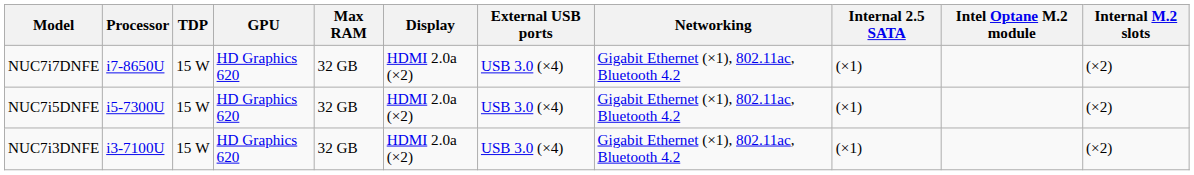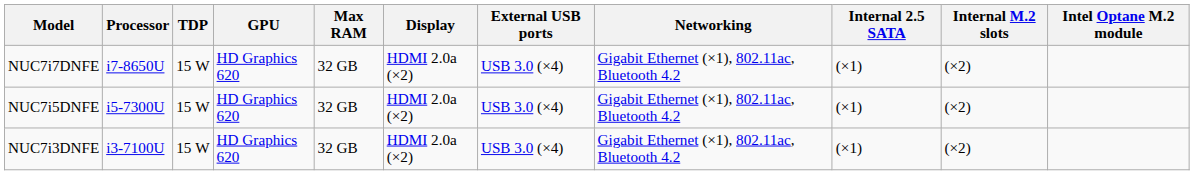columns swapped: (1136, 25) <-> (1012, 25)
